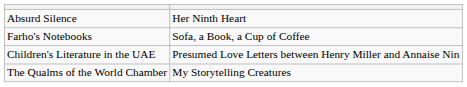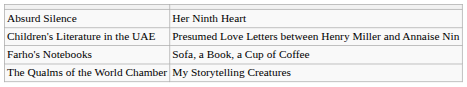rows swapped: (49, 36) <-> (81, 54)
